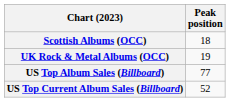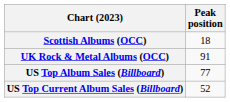(205, 56) 19 -> (205, 56) 91
